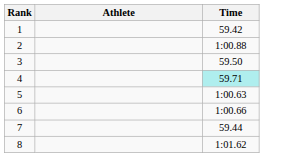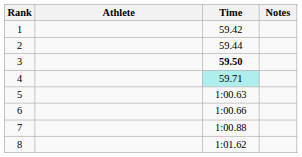+ column: (278, 12)
(231, 45) 1:00.88 -> (231, 45) 59.44
(231, 62) normal -> (231, 62) bold
(231, 128) 59.44 -> (231, 128) 1:00.88
